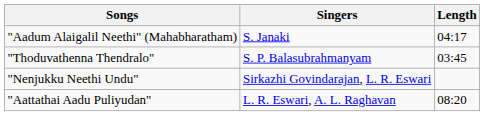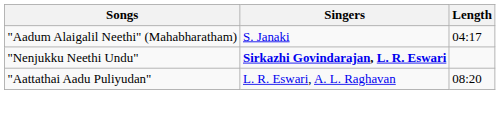- row: (81, 57)
(337, 79) normal -> (345, 57) bold
